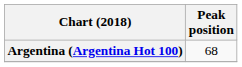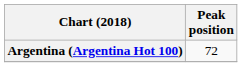(211, 51) 68 -> (211, 51) 72
